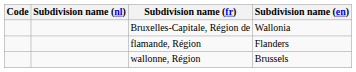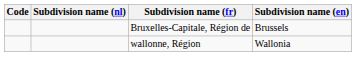(273, 28) Wallonia -> (272, 28) Brussels
- row: (166, 43)
(272, 59) Brussels -> (273, 43) Wallonia
